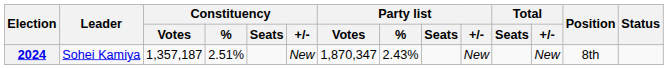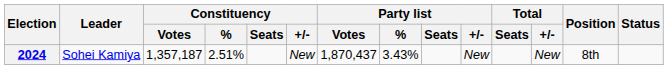(349, 54) 1,870,347 -> (349, 54) 1,870,437
(401, 54) 2.43% -> (401, 54) 3.43%
